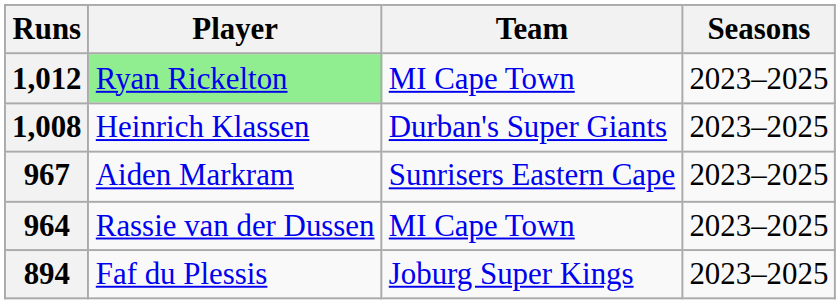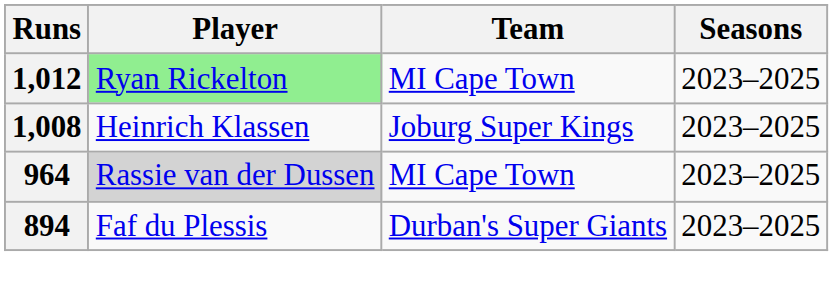(528, 126) Durban's Super Giants -> (511, 126) Joburg Super Kings
- row: (47, 175)
(235, 224) no background -> (235, 175) lightgrey background
(511, 273) Joburg Super Kings -> (528, 224) Durban's Super Giants
